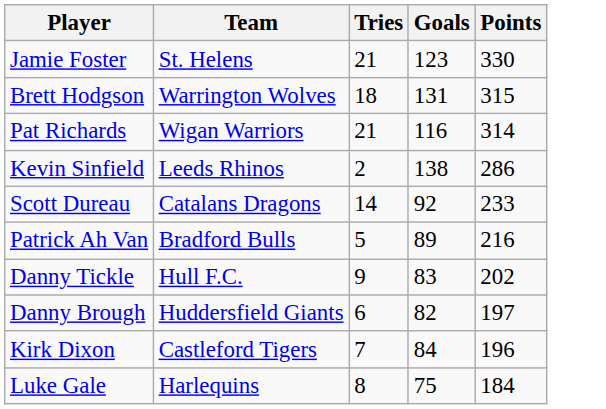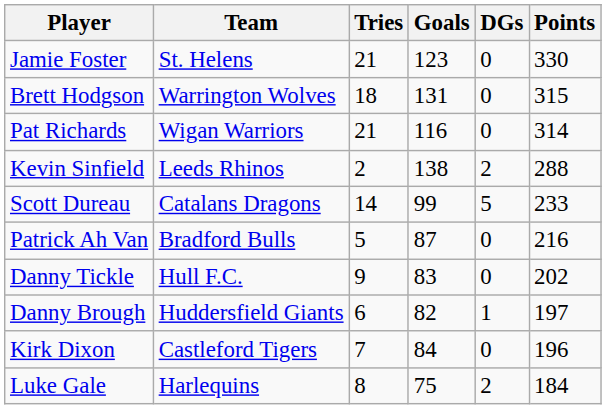+ column: (502, 22)
(497, 167) 286 -> (551, 167) 288
(425, 204) 92 -> (425, 204) 99
(425, 240) 89 -> (425, 240) 87
